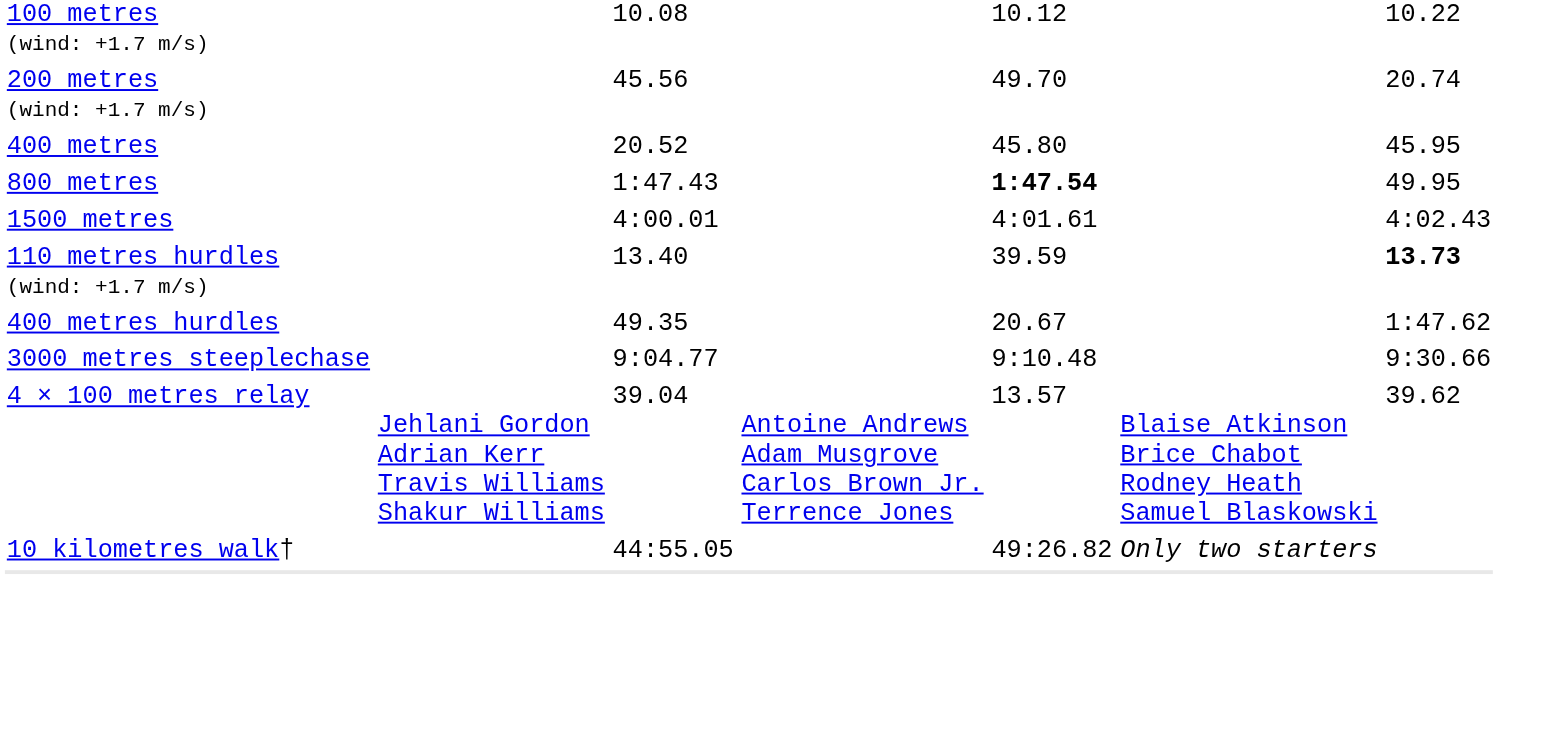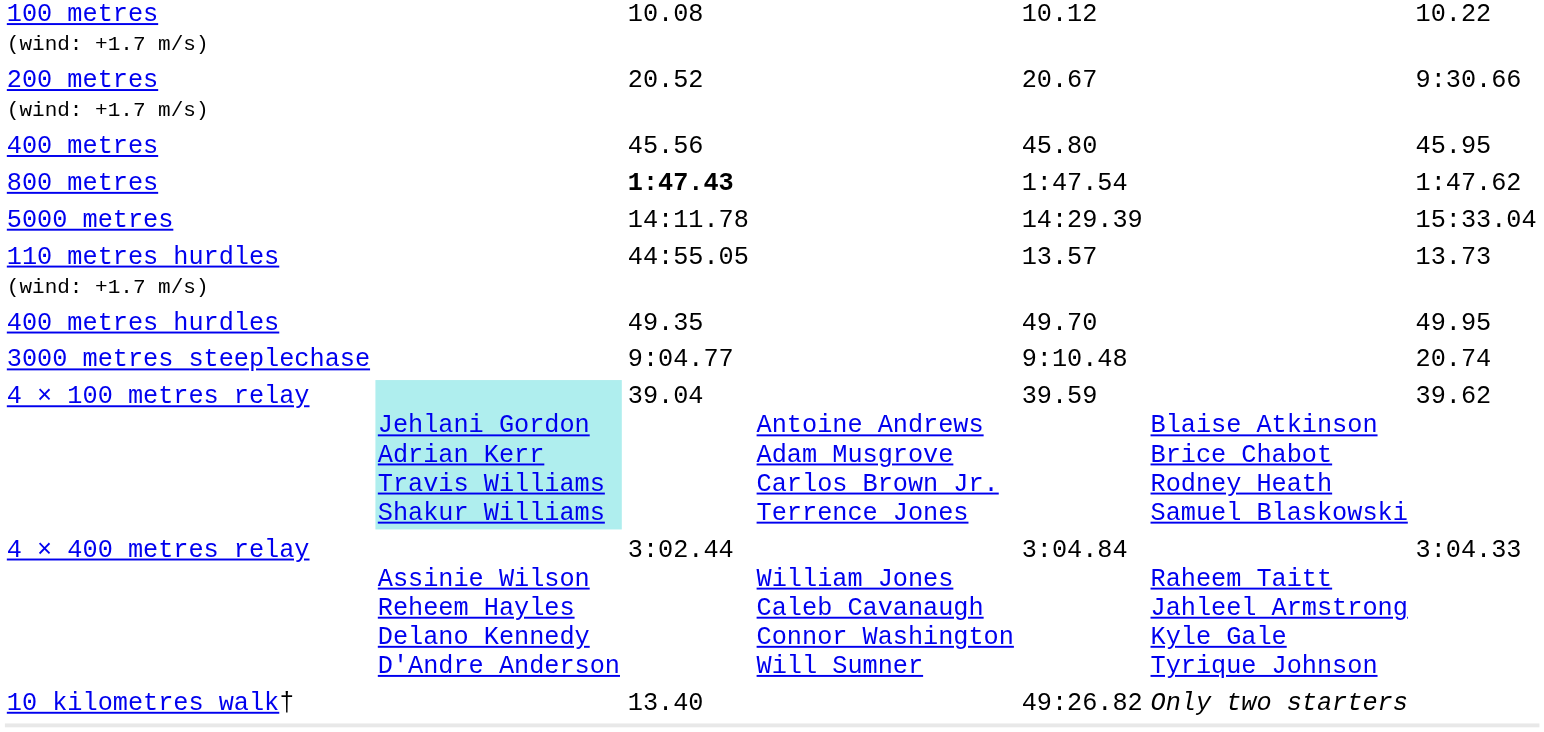(650, 80) 45.56 -> (666, 80) 20.52
(1029, 80) 49.70 -> (1059, 80) 20.67
(1423, 80) 20.74 -> (1469, 80) 9:30.66
(650, 146) 20.52 -> (666, 146) 45.56
(666, 183) normal -> (681, 183) bold
(1044, 183) bold -> (1075, 183) normal
(1423, 183) 49.95 -> (1469, 183) 1:47.62
- row: (90, 220)
+ row: (90, 220)
(650, 257) 13.40 -> (688, 257) 44:55.05
(1029, 257) 39.59 -> (1059, 257) 13.57
(1423, 257) bold -> (1453, 257) normal
(1029, 323) 20.67 -> (1059, 323) 49.70
(1438, 323) 1:47.62 -> (1453, 323) 49.95
(1438, 360) 9:30.66 -> (1453, 360) 20.74
(491, 469) no background -> (491, 469) paleturquoise background
(1029, 397) 13.57 -> (1059, 397) 39.59
+ row: (158, 550)
(673, 550) 44:55.05 -> (666, 703) 13.40
